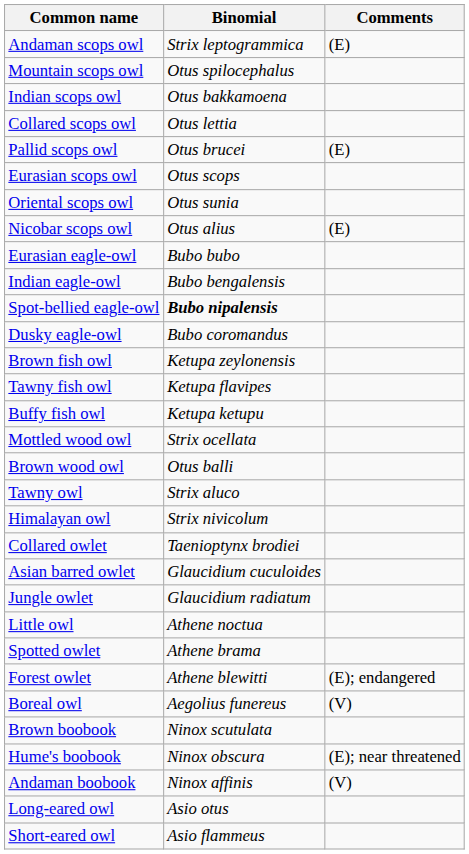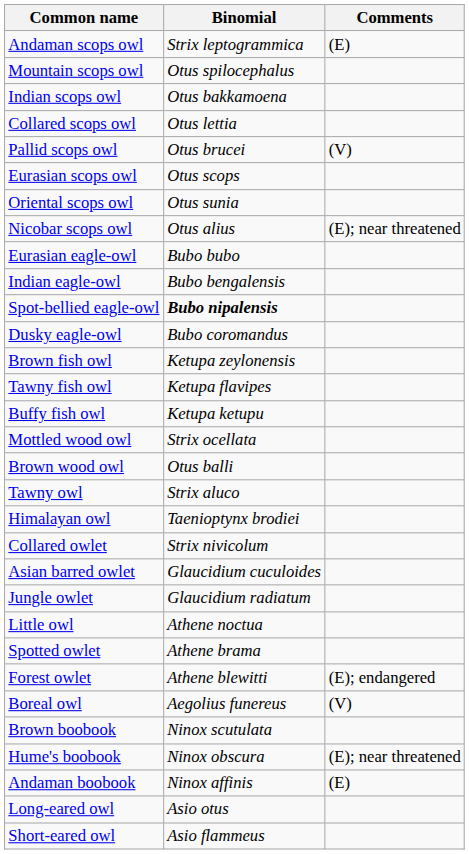(339, 149) (E) -> (340, 149) (V)
(339, 228) (E) -> (395, 228) (E); near threatened
(218, 519) Strix nivicolum -> (233, 519) Taenioptynx brodiei
(233, 545) Taenioptynx brodiei -> (218, 545) Strix nivicolum
(340, 783) (V) -> (339, 783) (E)
